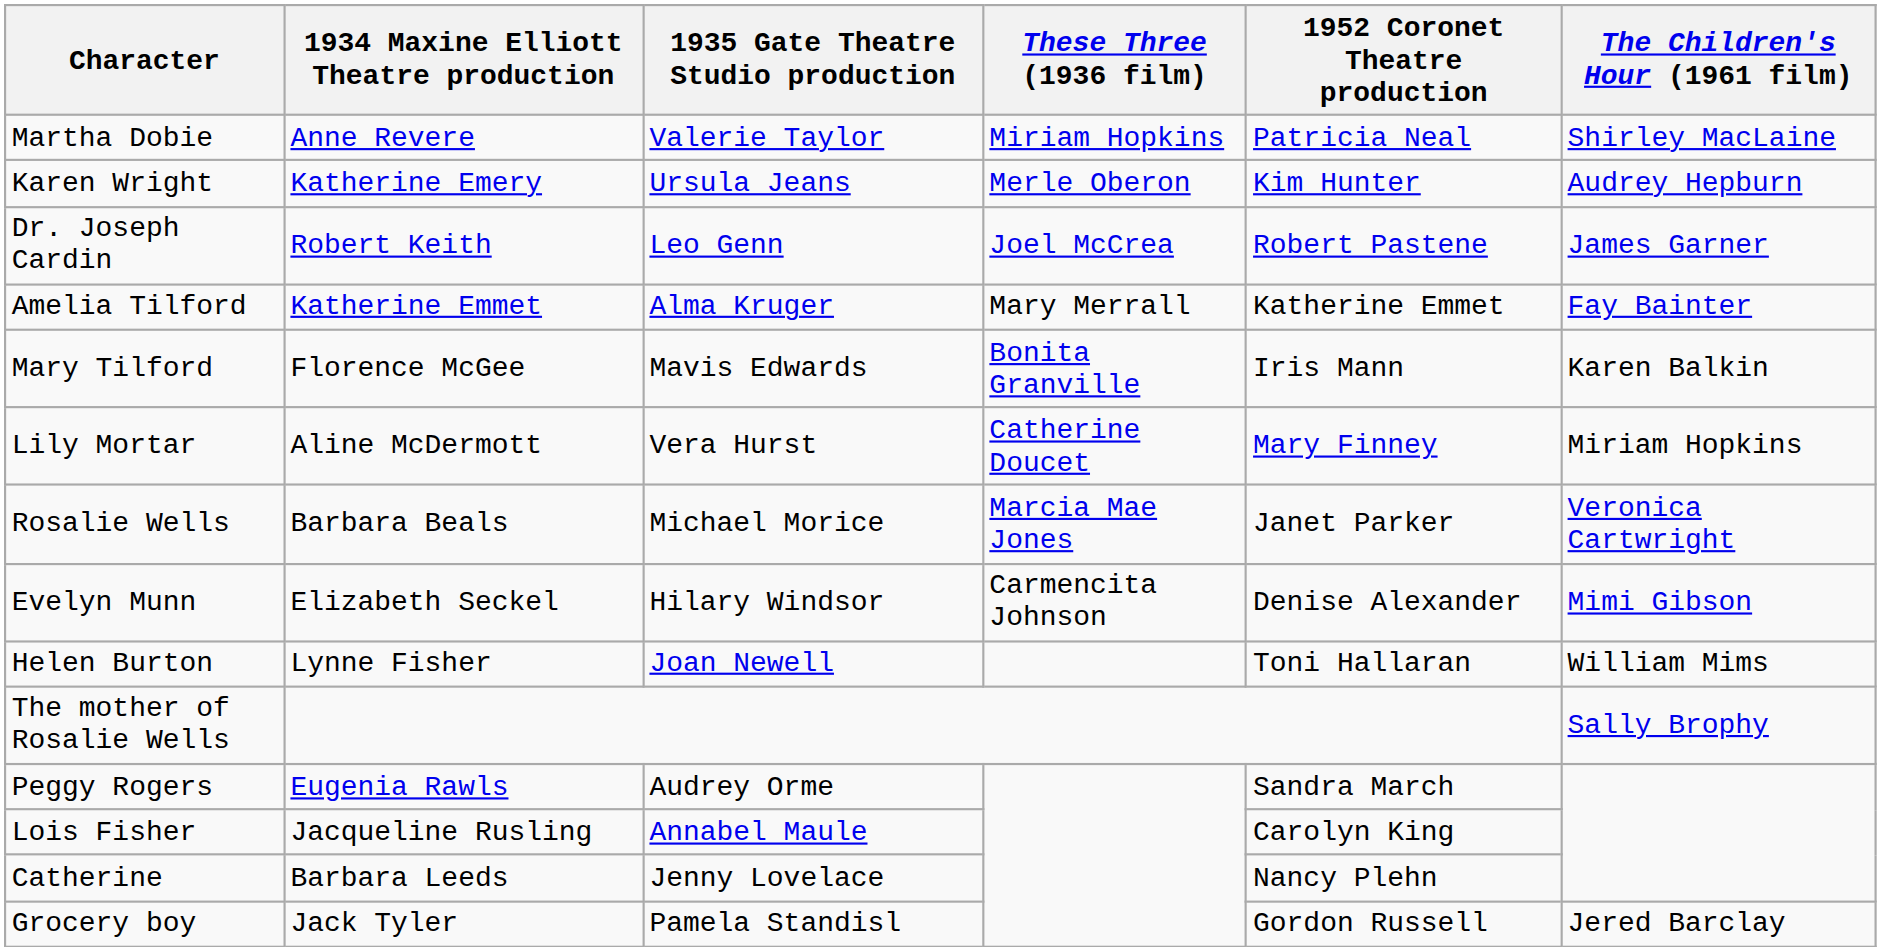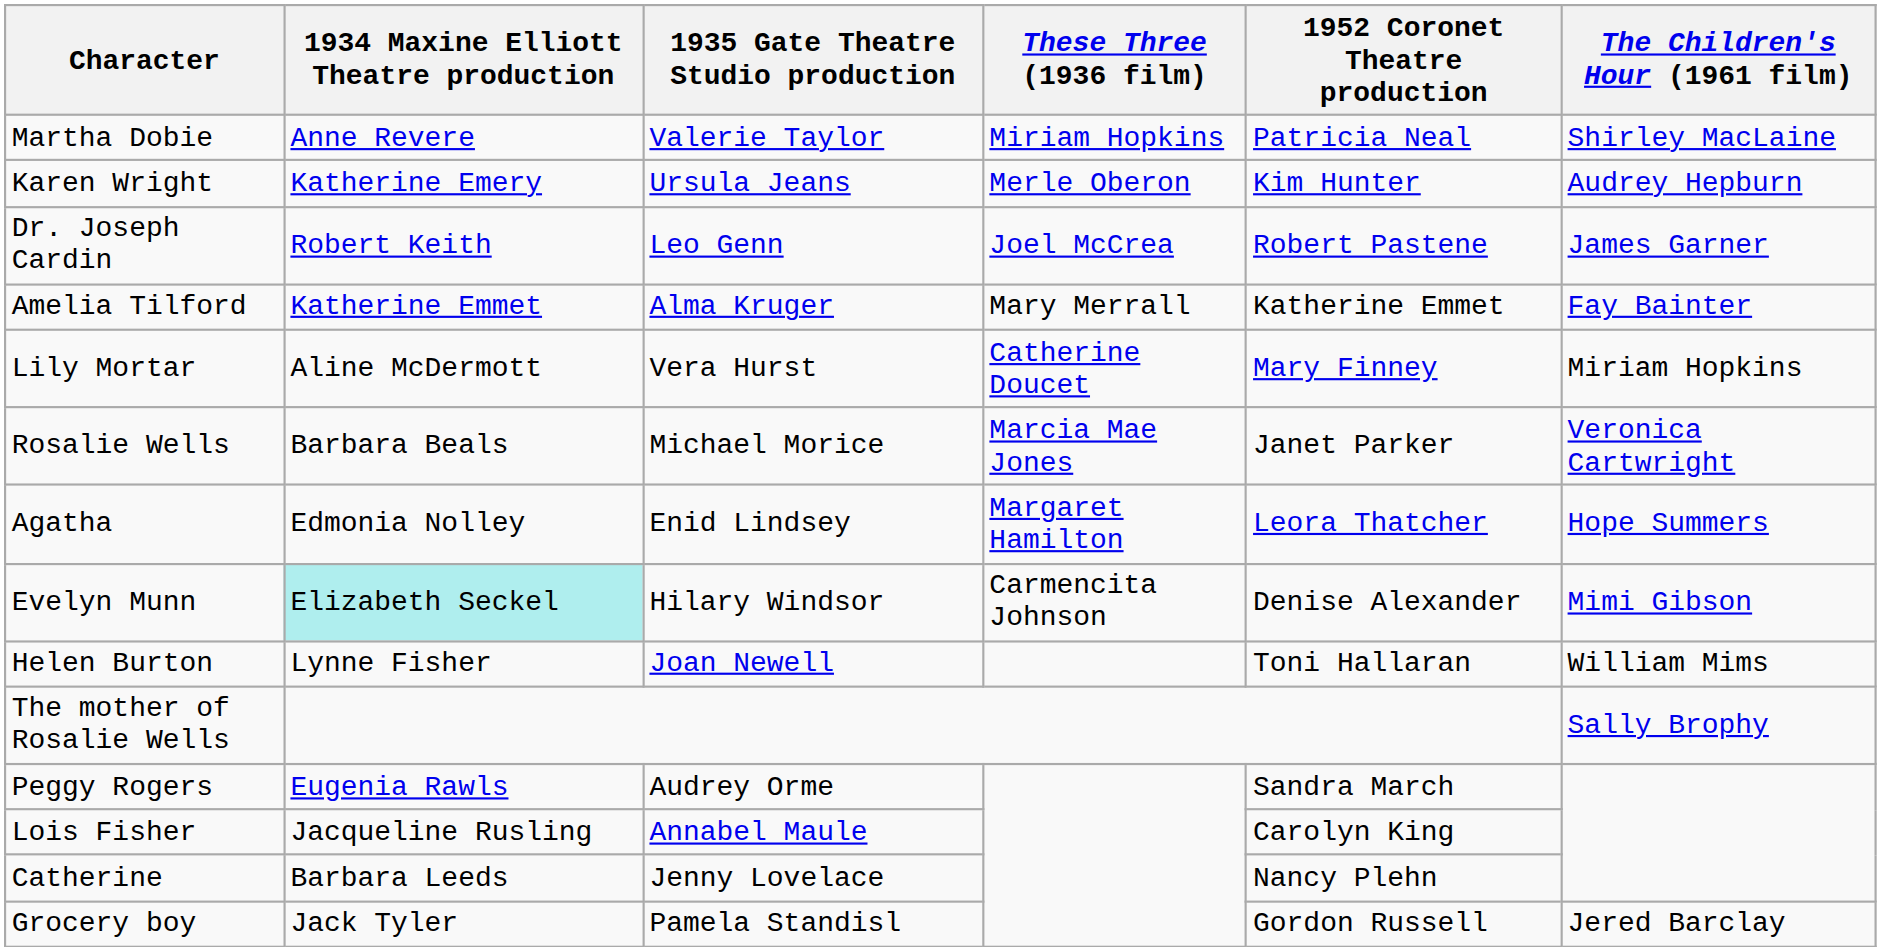- row: (112, 368)
+ row: (62, 524)
(425, 602) no background -> (425, 602) paleturquoise background
